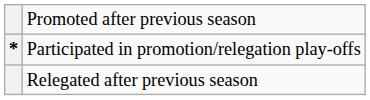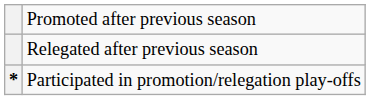rows swapped: (142, 79) <-> (194, 49)
